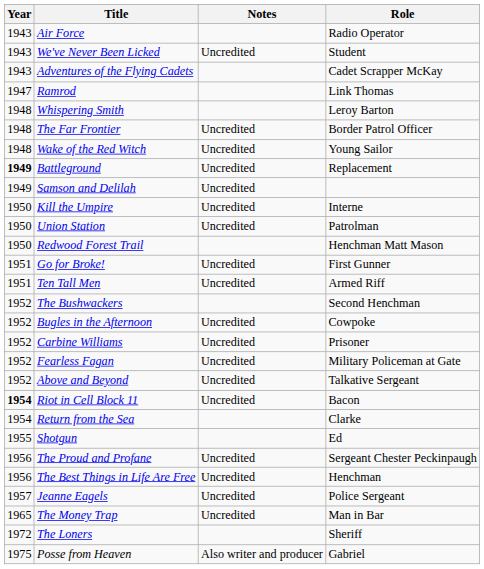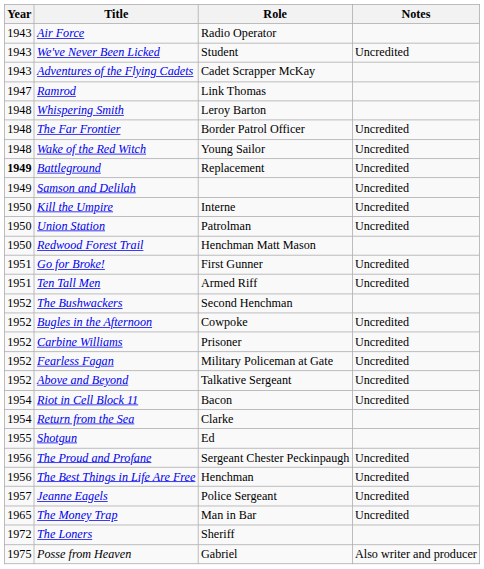columns swapped: (403, 14) <-> (262, 14)
(19, 399) bold -> (19, 399) normal
